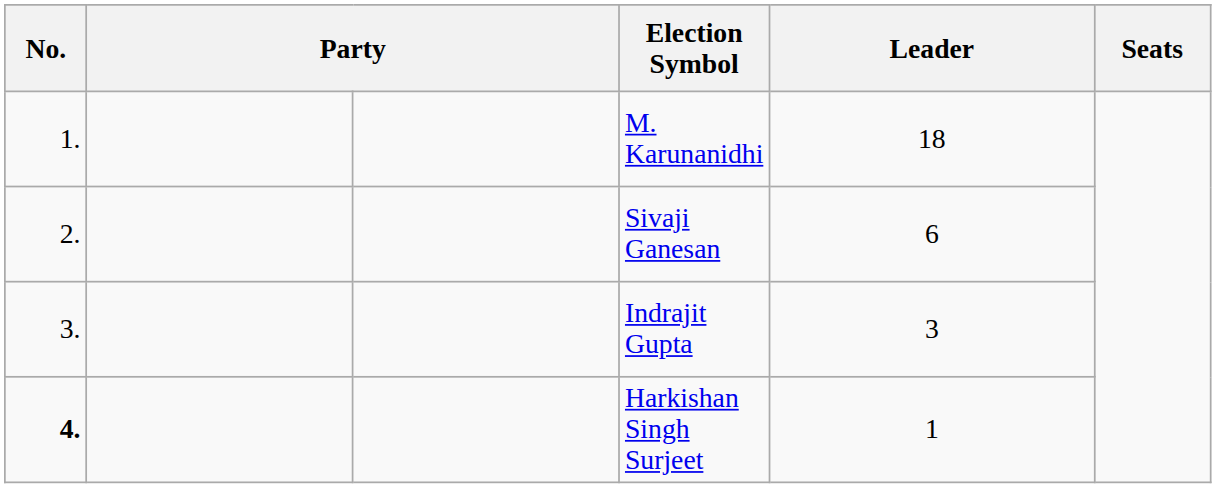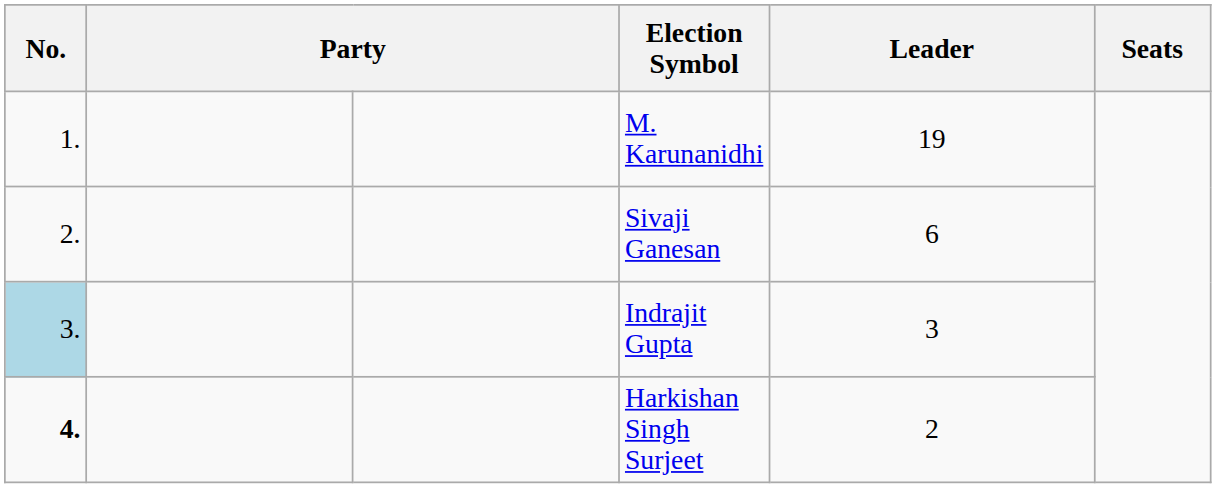(932, 138) 18 -> (932, 138) 19
(70, 328) no background -> (70, 328) lightblue background
(932, 429) 1 -> (932, 429) 2
